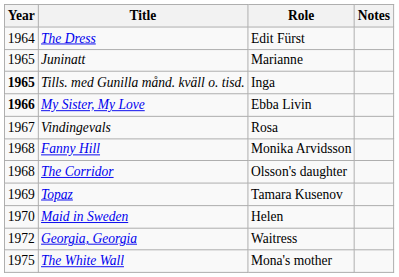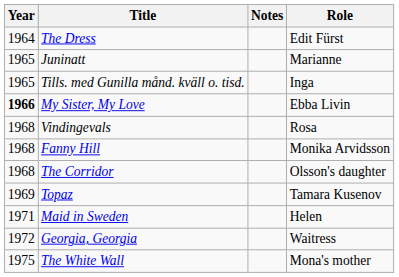columns swapped: (301, 16) <-> (374, 16)
(21, 83) bold -> (21, 83) normal
(21, 127) 1967 -> (21, 127) 1968
(21, 216) 1970 -> (21, 216) 1971
